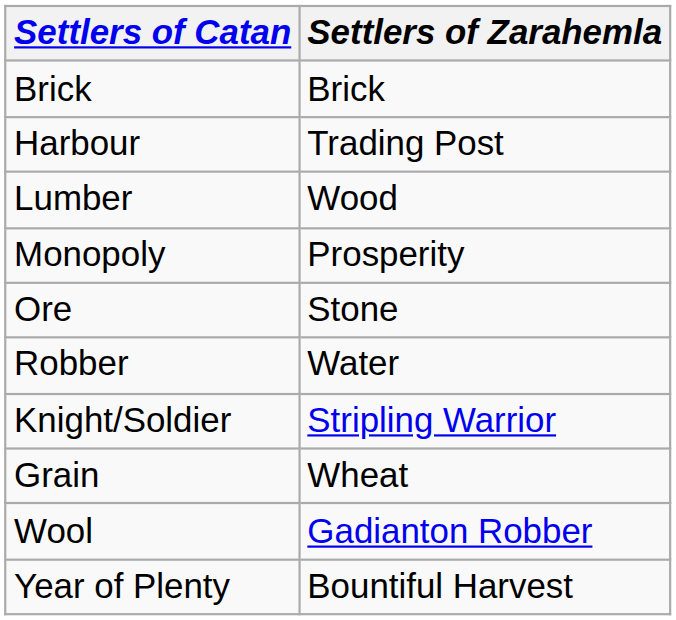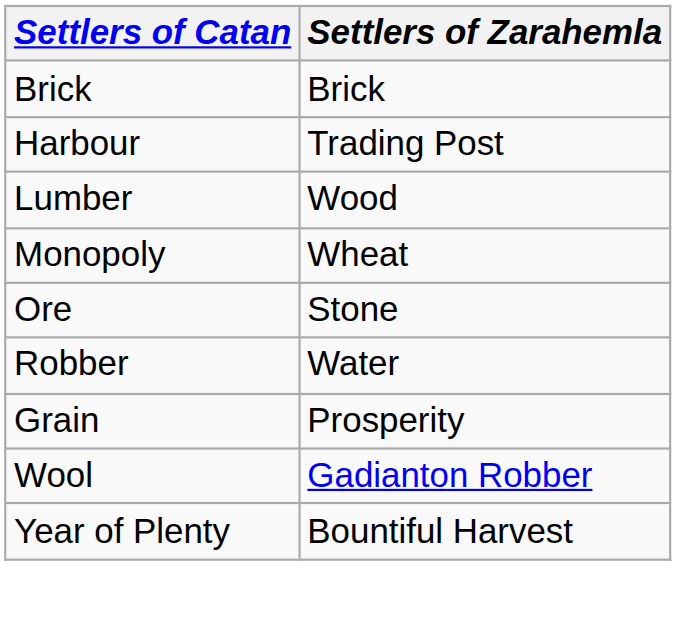(386, 254) Prosperity -> (358, 254) Wheat
- row: (123, 420)
(358, 475) Wheat -> (386, 420) Prosperity
